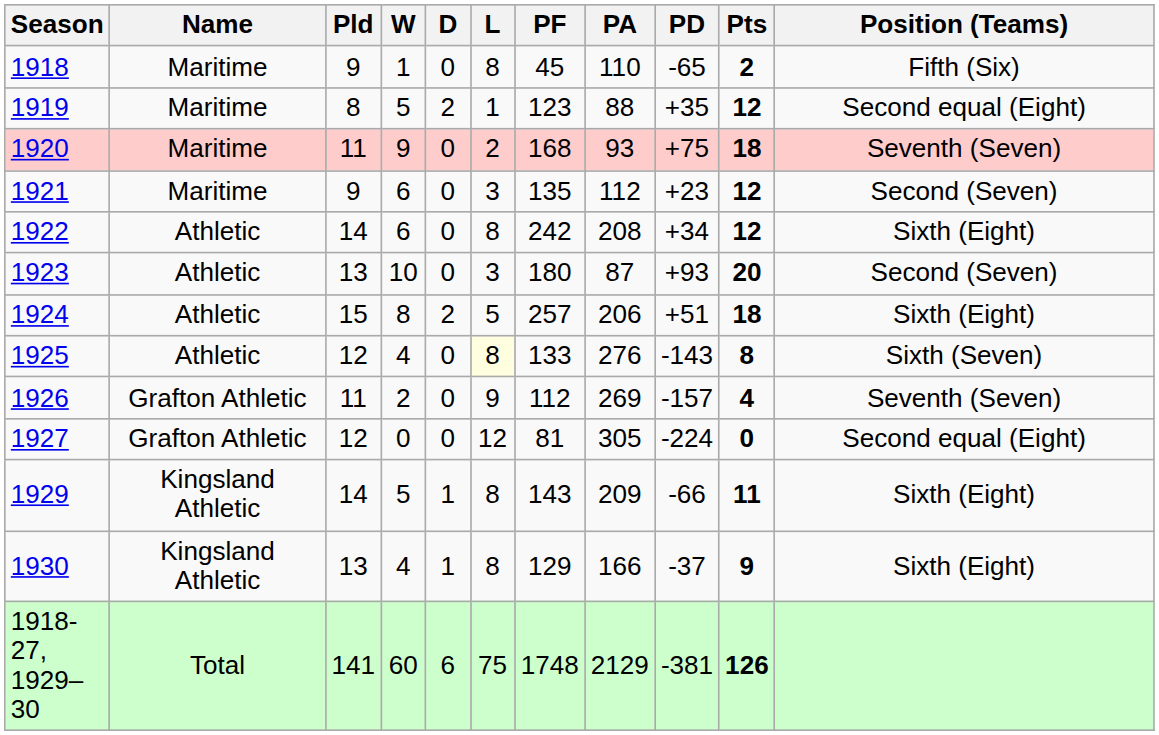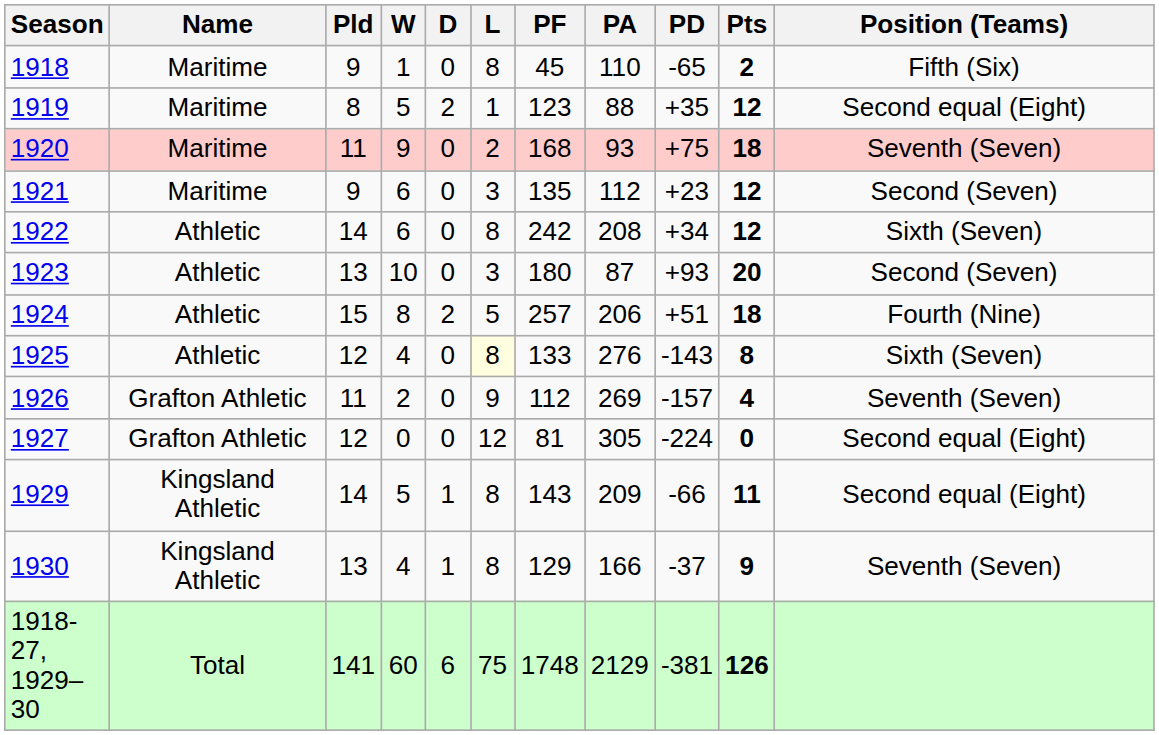(964, 231) Sixth (Eight) -> (964, 231) Sixth (Seven)
(964, 314) Sixth (Eight) -> (964, 314) Fourth (Nine)
(964, 494) Sixth (Eight) -> (964, 494) Second equal (Eight)
(964, 565) Sixth (Eight) -> (964, 565) Seventh (Seven)
